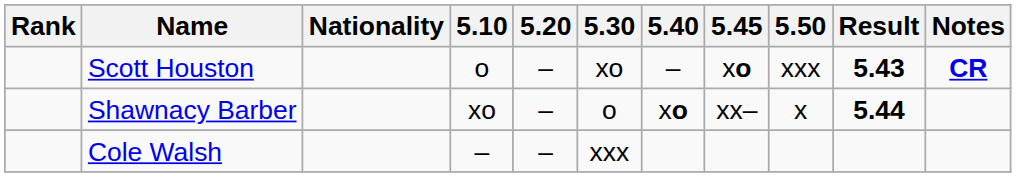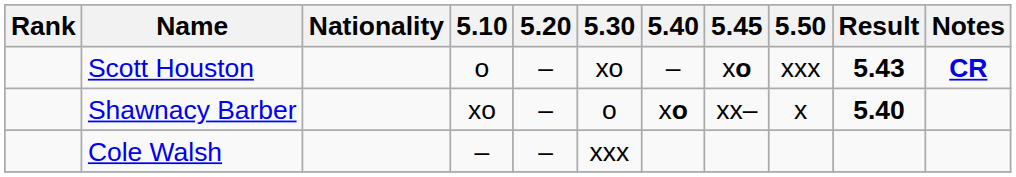(879, 110) 5.44 -> (879, 110) 5.40
